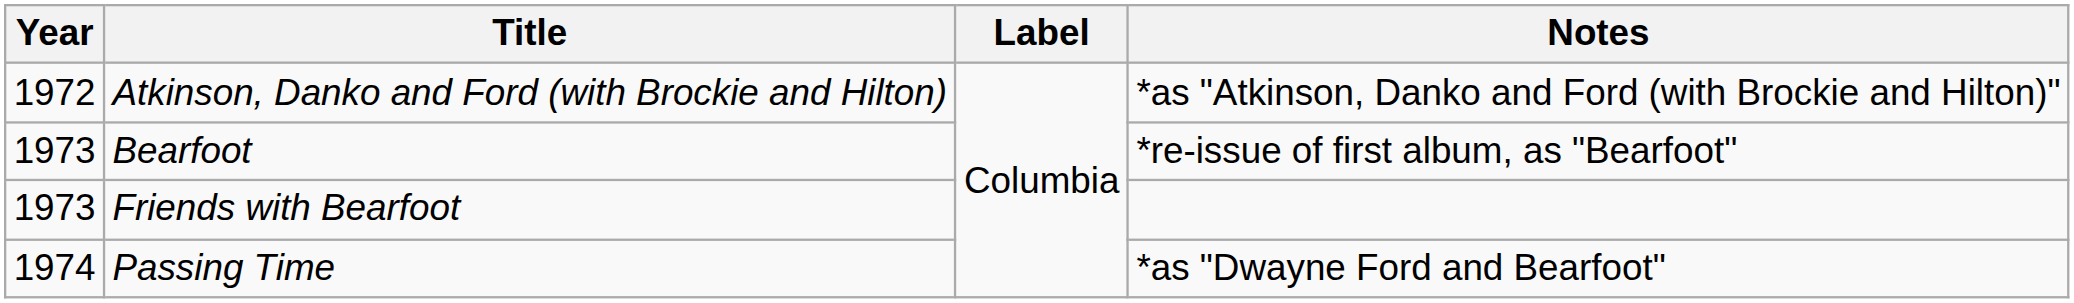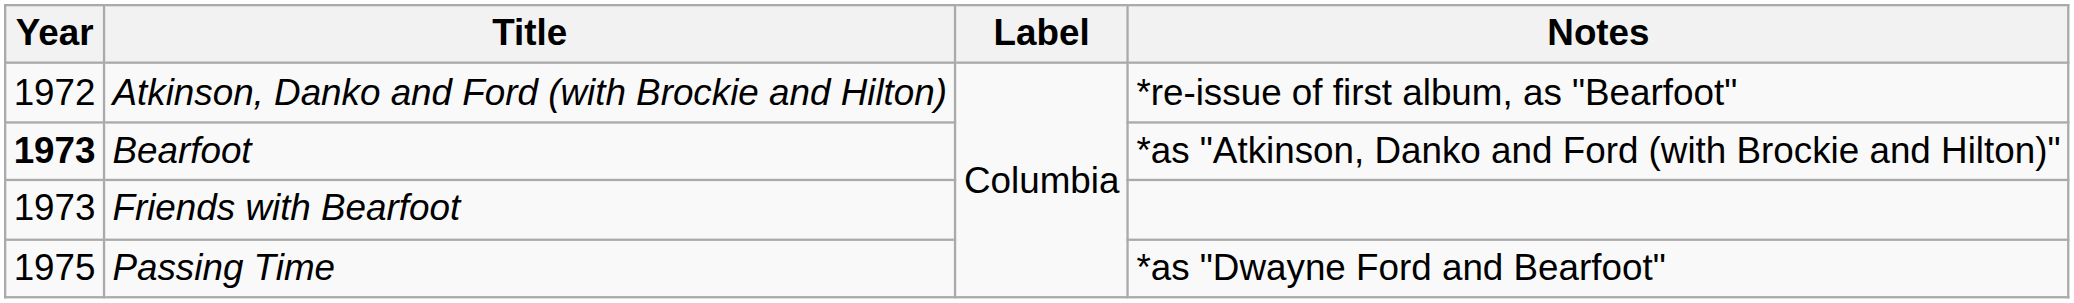(1598, 92) *as "Atkinson, Danko and Ford (with Brockie and Hilton)" -> (1437, 92) *re-issue of first album, as "Bearfoot"
(55, 150) normal -> (55, 150) bold
(1437, 150) *re-issue of first album, as "Bearfoot" -> (1598, 150) *as "Atkinson, Danko and Ford (with Brockie and Hilton)"
(55, 267) 1974 -> (55, 267) 1975
